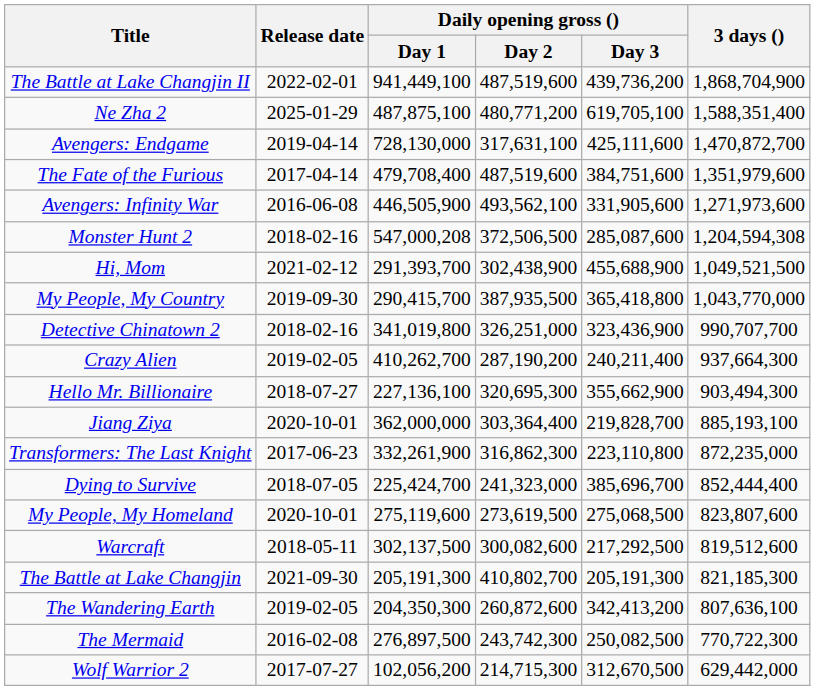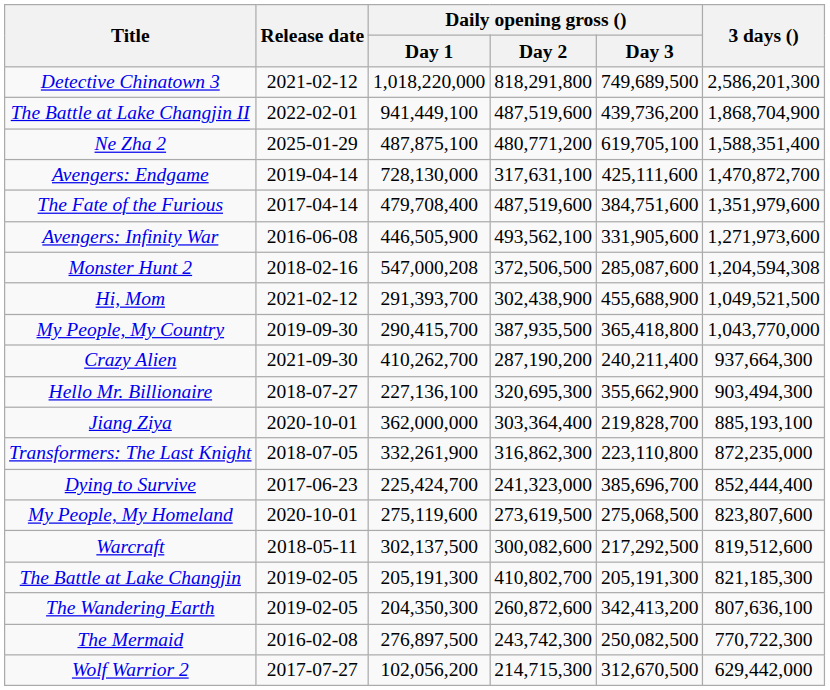+ row: (130, 81)
- row: (130, 329)
(312, 360) 2019-02-05 -> (312, 360) 2021-09-30
(312, 453) 2017-06-23 -> (312, 453) 2018-07-05
(312, 484) 2018-07-05 -> (312, 484) 2017-06-23
(312, 577) 2021-09-30 -> (312, 577) 2019-02-05
